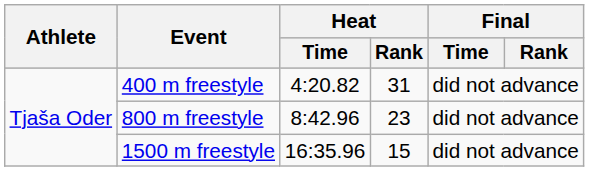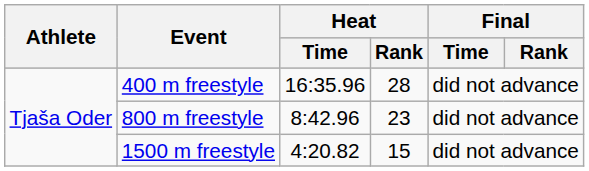(325, 85) 4:20.82 -> (325, 85) 16:35.96
(399, 85) 31 -> (399, 85) 28
(325, 151) 16:35.96 -> (325, 151) 4:20.82
